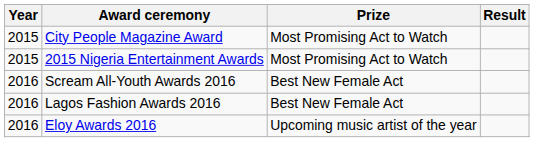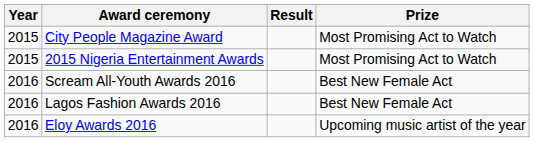columns swapped: (373, 15) <-> (504, 15)
